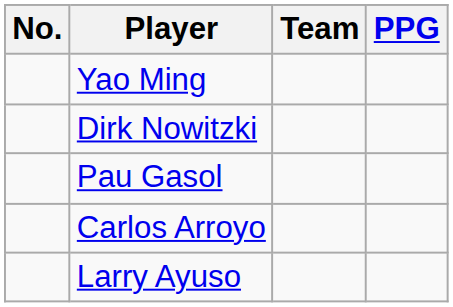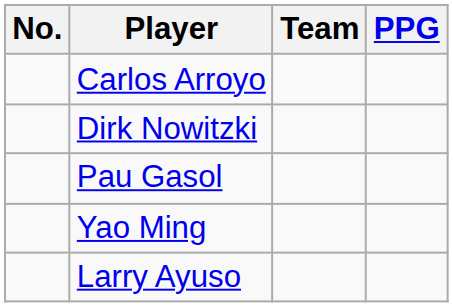rows swapped: (142, 78) <-> (171, 227)
